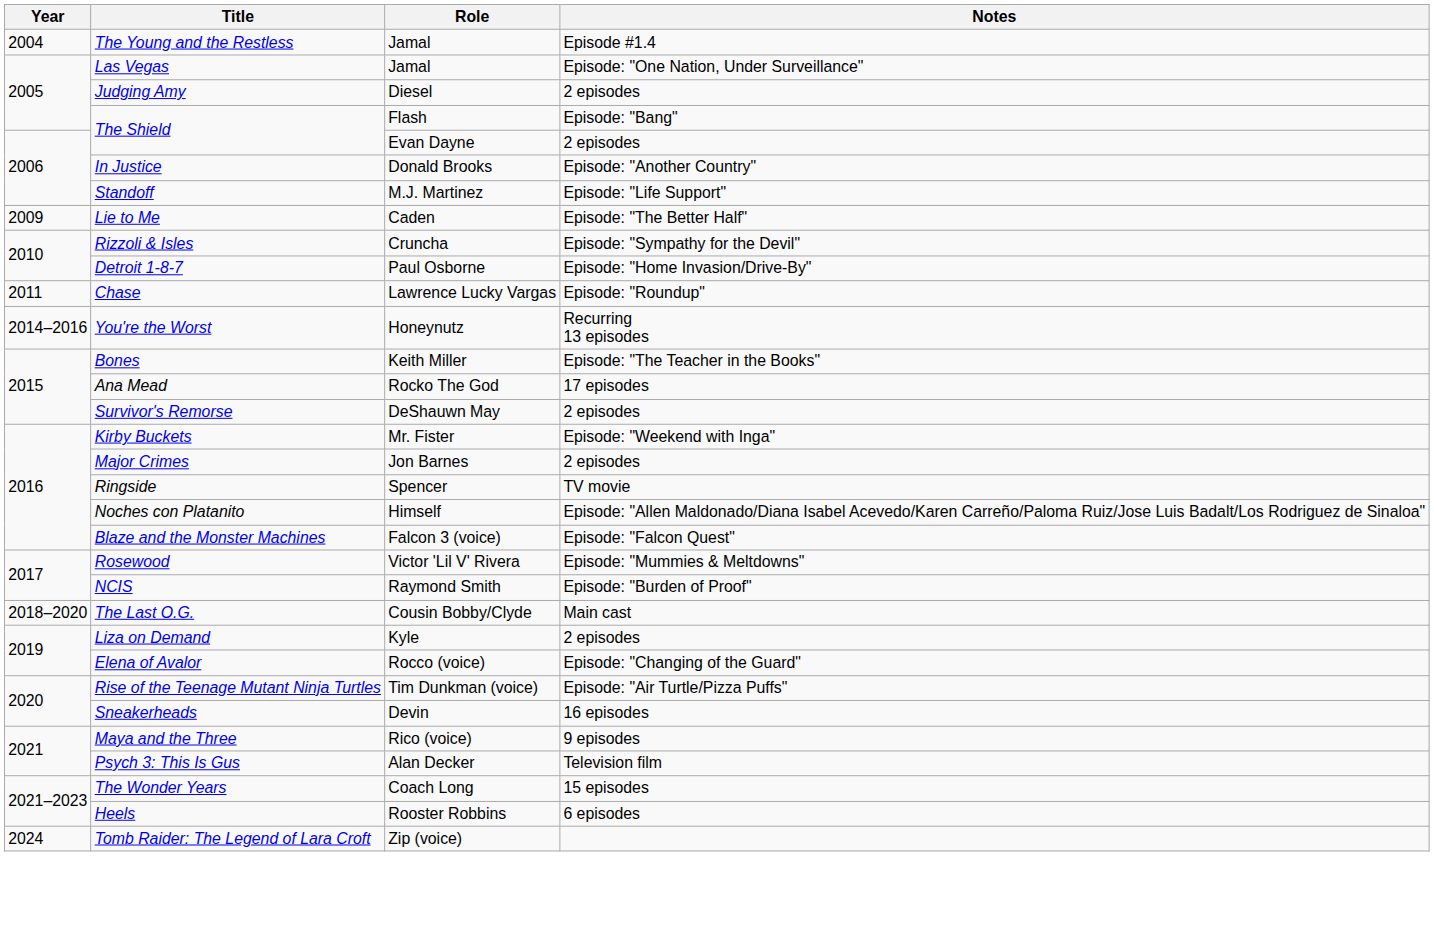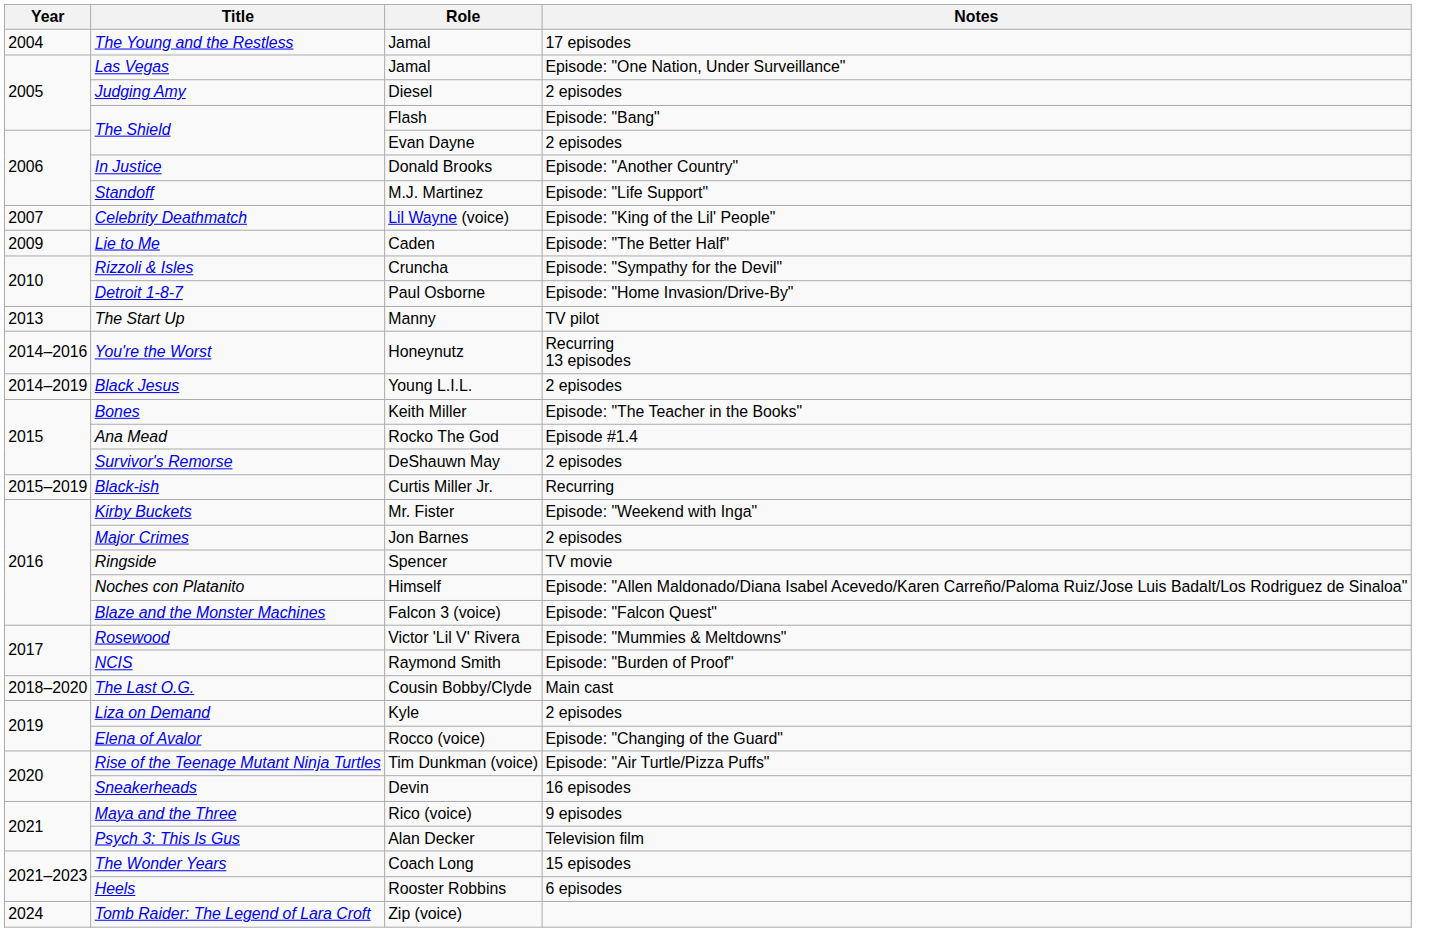(610, 42) Episode #1.4 -> (588, 42) 17 episodes
+ row: (171, 218)
- row: (118, 293)
+ row: (140, 318)
+ row: (137, 386)
(606, 386) 17 episodes -> (592, 436) Episode #1.4
+ row: (127, 487)
